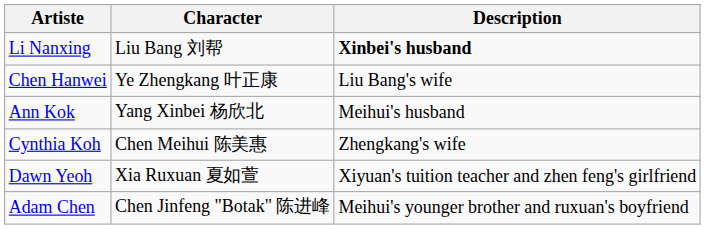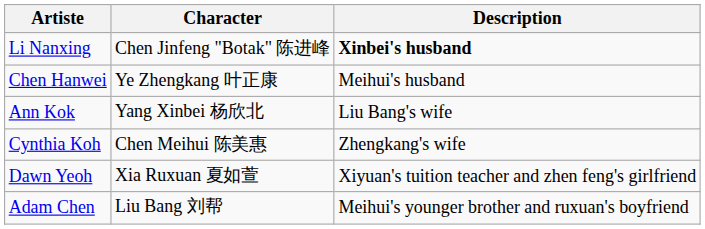(169, 48) Liu Bang 刘帮 -> (223, 48) Chen Jinfeng "Botak" 陈进峰
(395, 80) Liu Bang's wife -> (402, 80) Meihui's husband
(402, 112) Meihui's husband -> (395, 112) Liu Bang's wife
(223, 207) Chen Jinfeng "Botak" 陈进峰 -> (169, 207) Liu Bang 刘帮
